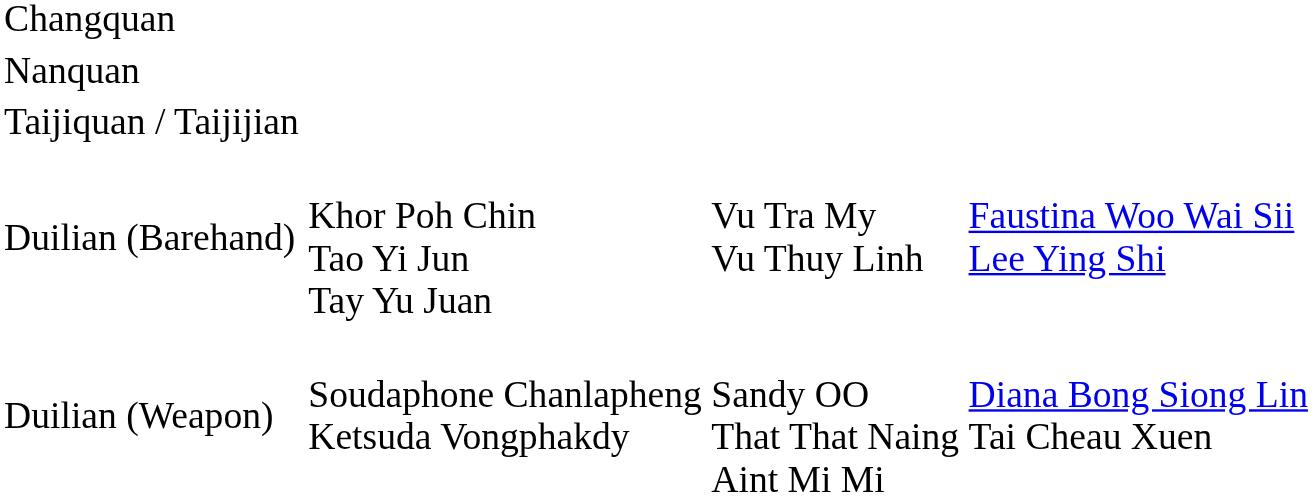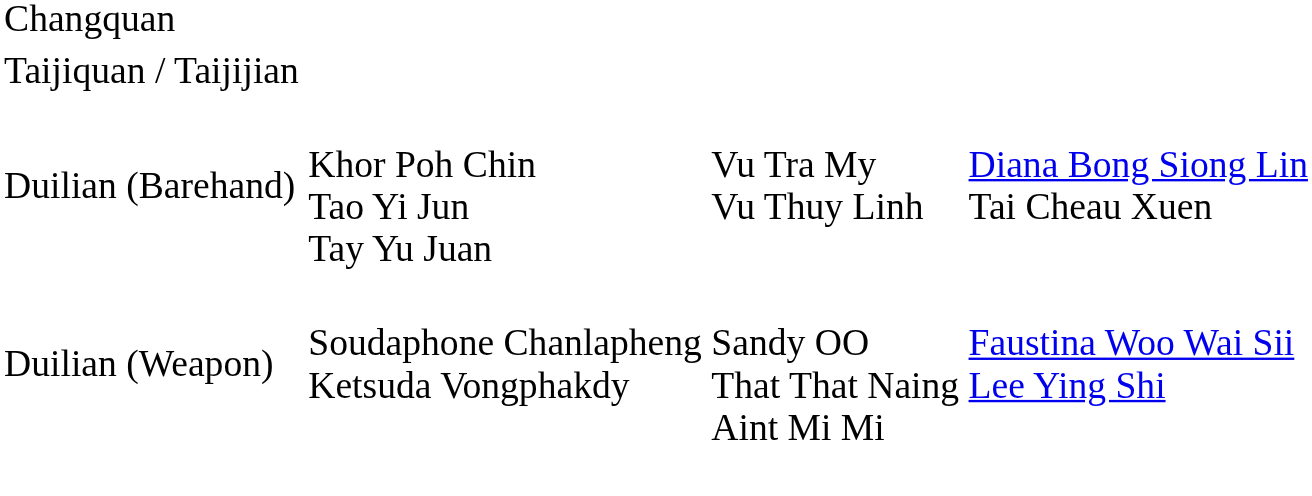- row: (72, 70)
(1131, 237) Faustina Woo Wai Sii Lee Ying Shi -> (1138, 185) Diana Bong Siong Lin Tai Cheau Xuen
(1138, 415) Diana Bong Siong Lin Tai Cheau Xuen -> (1131, 363) Faustina Woo Wai Sii Lee Ying Shi
